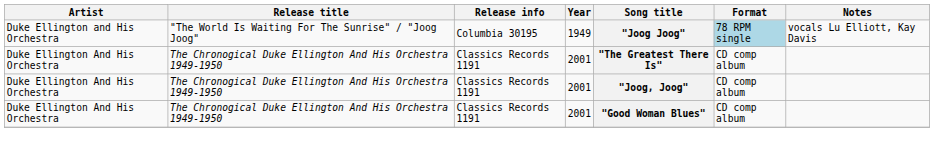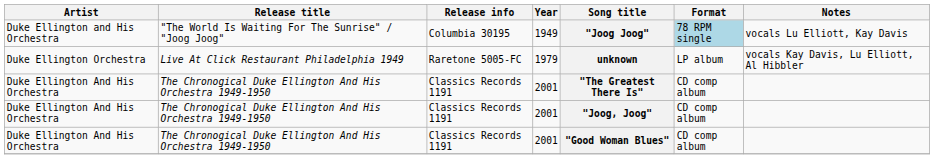+ row: (76, 60)
